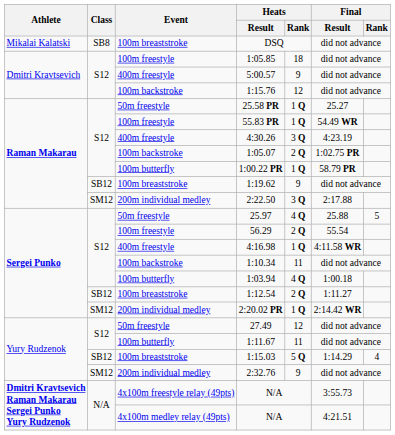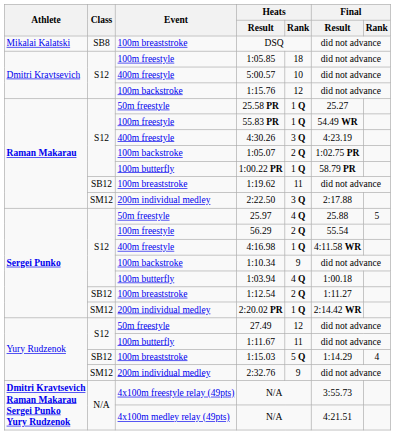(298, 75) 9 -> (298, 75) 10
(298, 185) 9 -> (298, 185) 11
(298, 263) 11 -> (298, 263) 9
